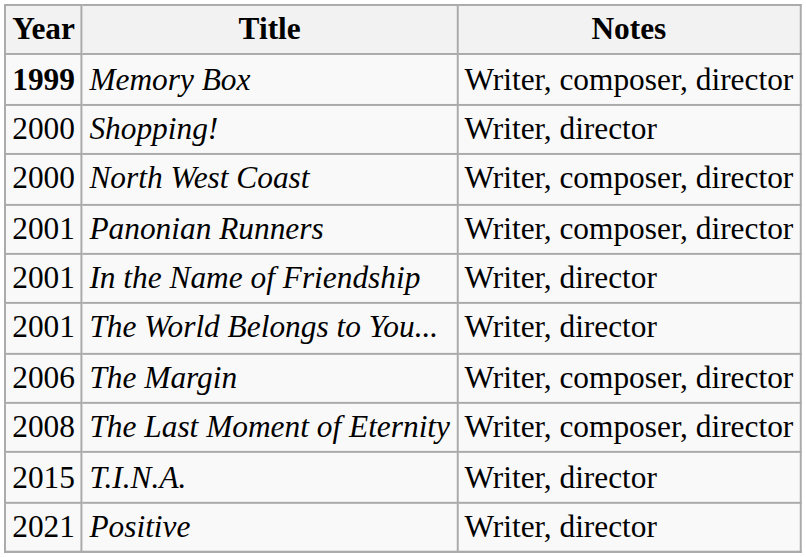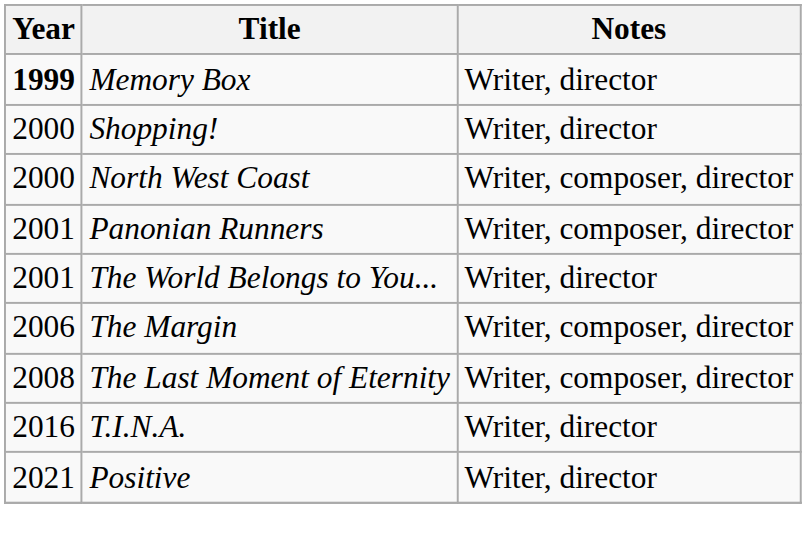(629, 79) Writer, composer, director -> (561, 79) Writer, director
- row: (255, 278)
(44, 476) 2015 -> (44, 427) 2016
